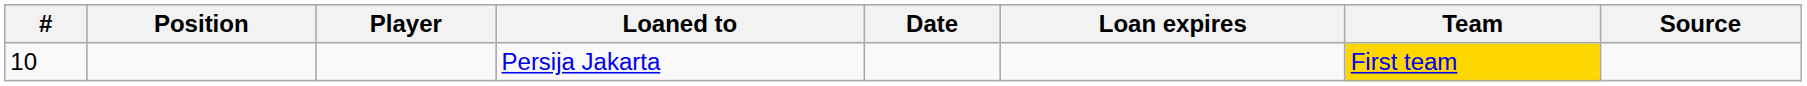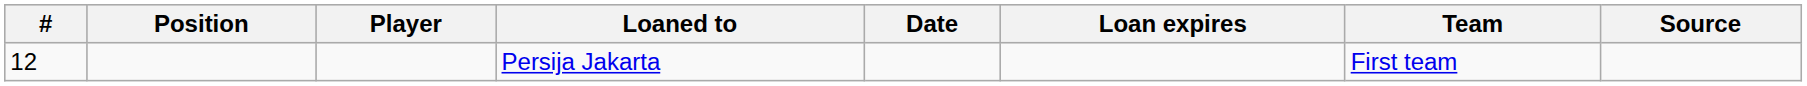(24, 62) 10 -> (24, 62) 12
(1404, 62) gold background -> (1404, 62) no background
